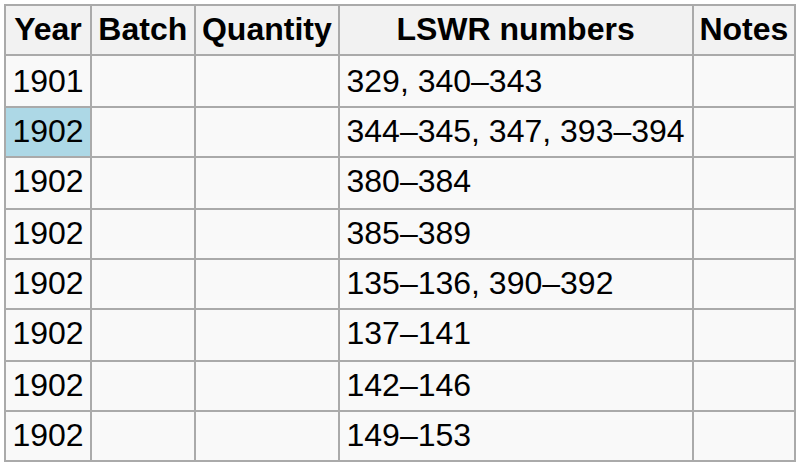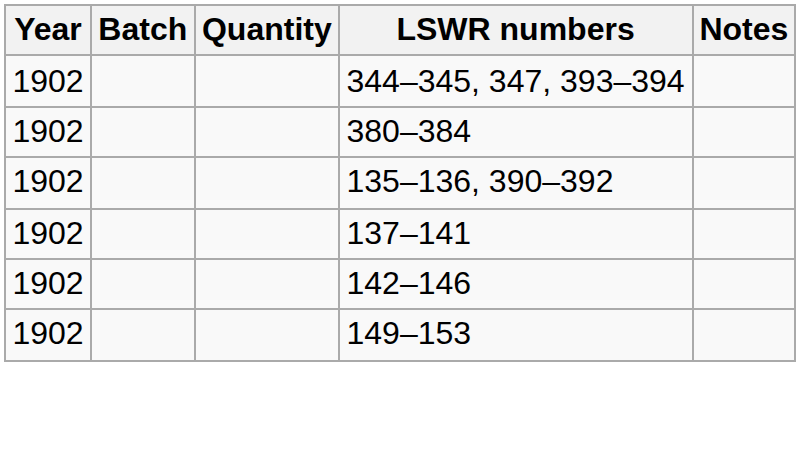- row: (444, 80)
(48, 131) lightblue background -> (48, 80) no background
- row: (409, 232)
